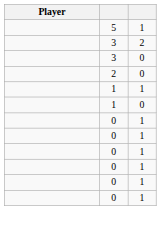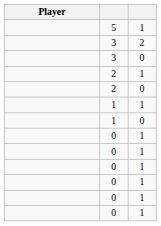+ row: (114, 74)
